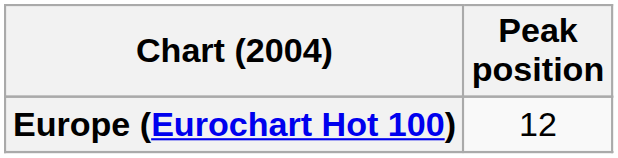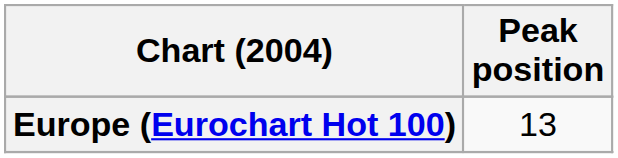(538, 123) 12 -> (538, 123) 13
